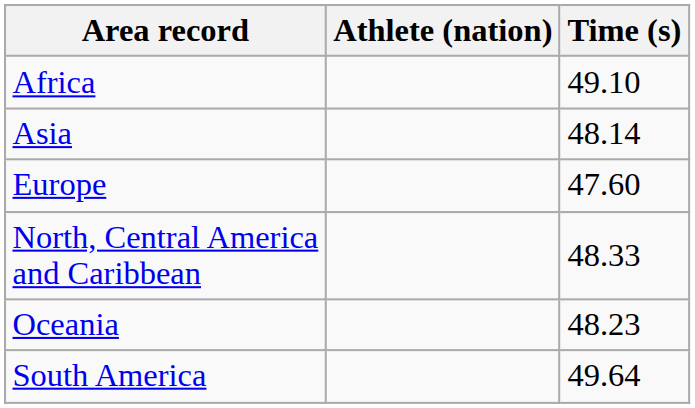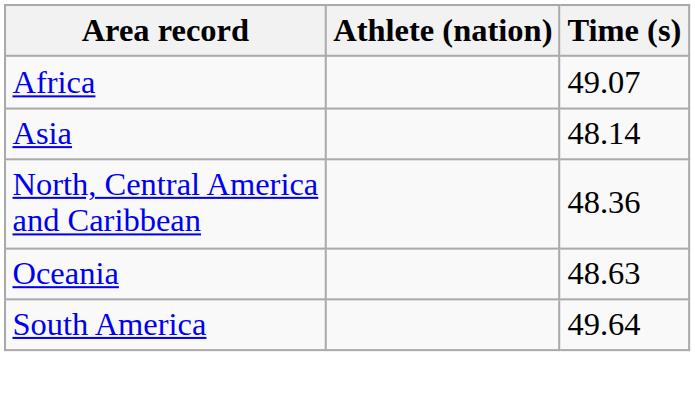(604, 81) 49.10 -> (604, 81) 49.07
- row: (59, 184)
(604, 254) 48.33 -> (604, 203) 48.36
(604, 324) 48.23 -> (604, 272) 48.63
